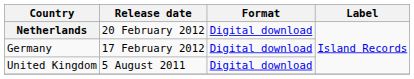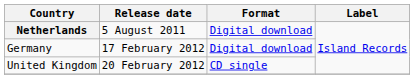(153, 30) 20 February 2012 -> (144, 30) 5 August 2011
(144, 65) 5 August 2011 -> (153, 65) 20 February 2012
(261, 65) Digital download -> (239, 65) CD single
